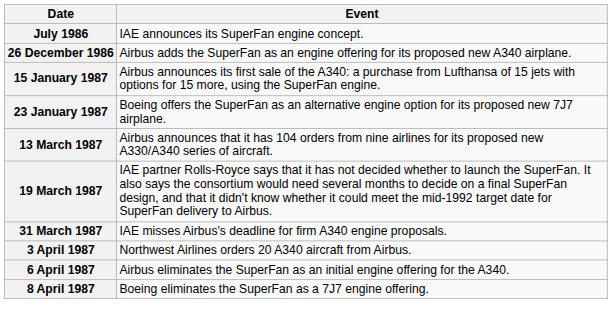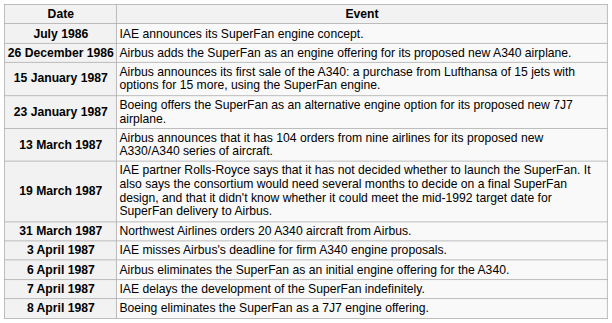(283, 231) IAE misses Airbus's deadline for firm A340 engine proposals. -> (265, 231) Northwest Airlines orders 20 A340 aircraft from Airbus.
(265, 250) Northwest Airlines orders 20 A340 aircraft from Airbus. -> (283, 250) IAE misses Airbus's deadline for firm A340 engine proposals.
+ row: (61, 289)
